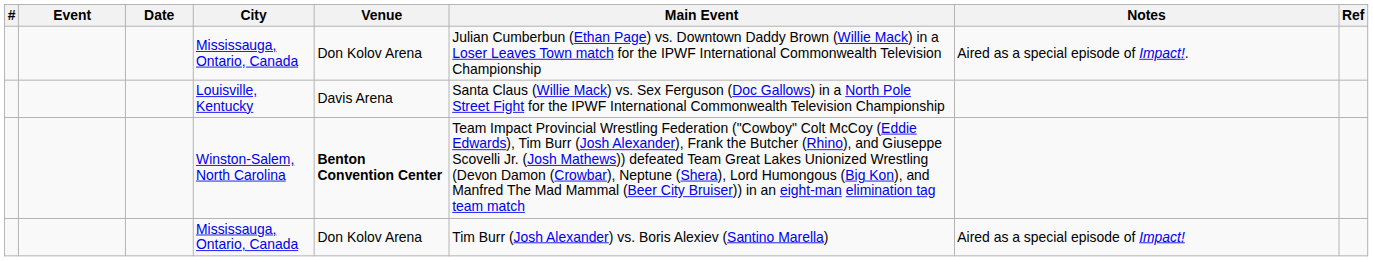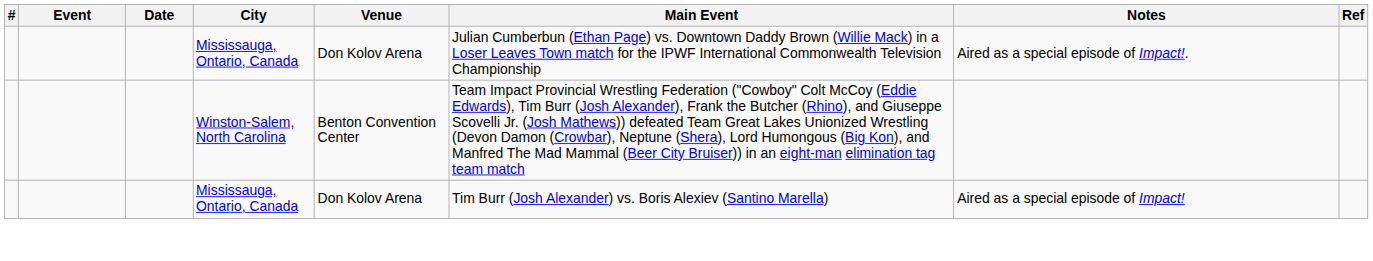- row: (12, 99)
(380, 167) bold -> (377, 130) normal
